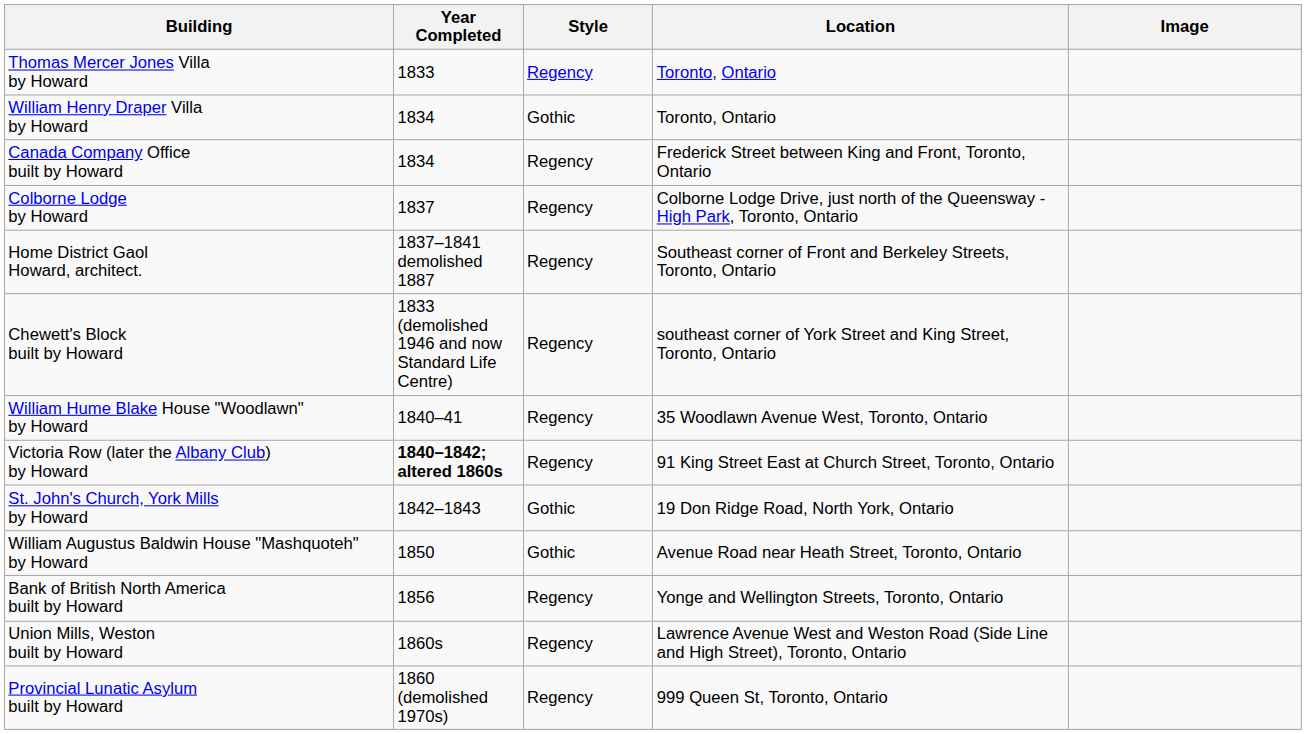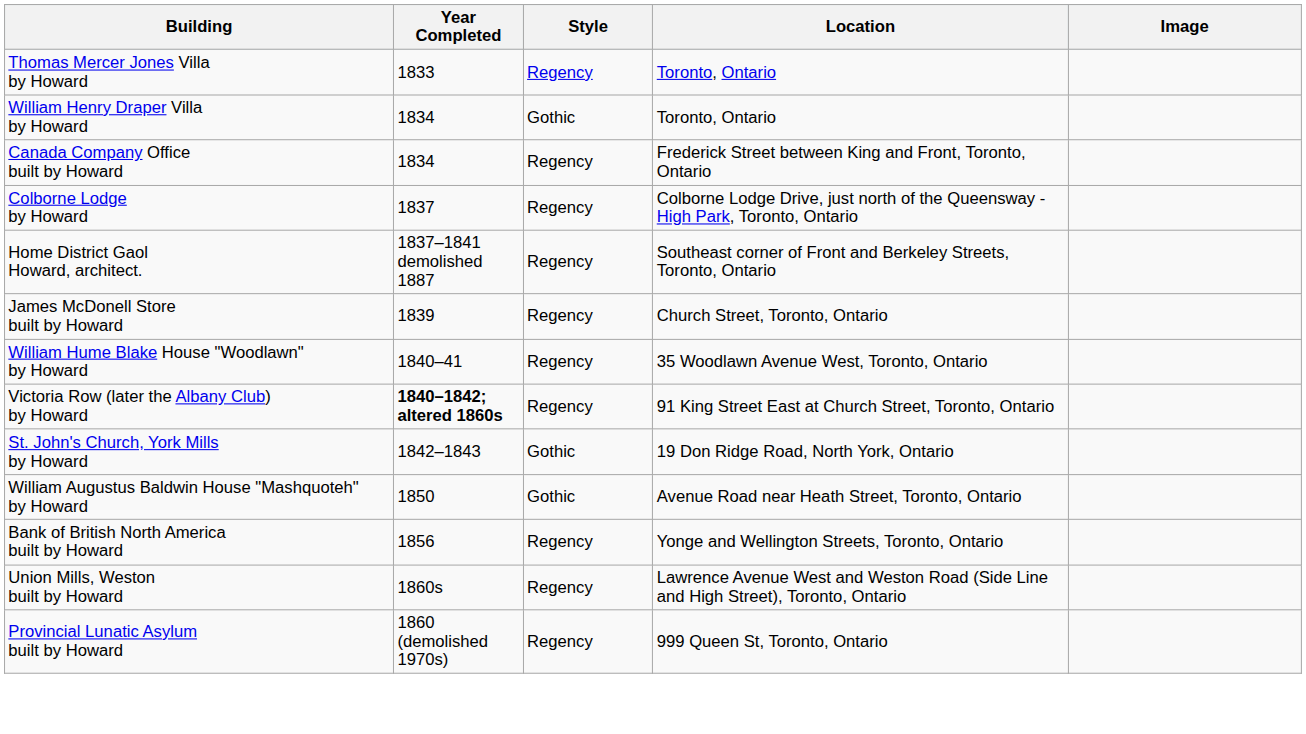+ row: (92, 316)
- row: (67, 344)
